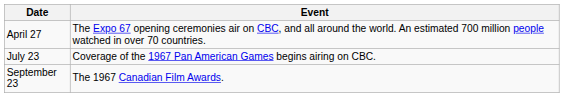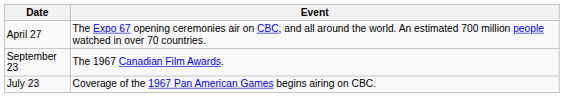rows swapped: (23, 56) <-> (32, 78)
